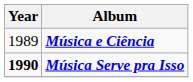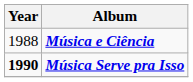(23, 40) 1989 -> (23, 40) 1988
